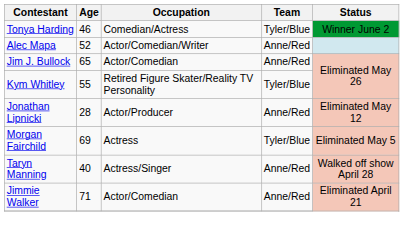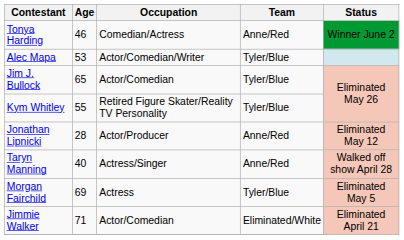(287, 29) Tyler/Blue -> (266, 35) Anne/Red
(85, 45) 52 -> (81, 57) 53
(287, 45) Anne/Red -> (266, 57) Tyler/Blue
(287, 62) Anne/Red -> (266, 79) Tyler/Blue
rows swapped: (26, 140) <-> (27, 169)
(287, 197) Anne/Red -> (282, 220) Eliminated/White
